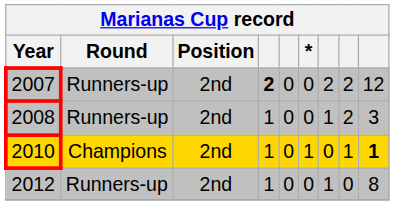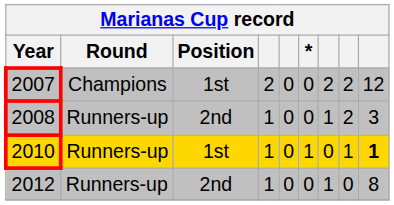(117, 84) Runners-up -> (117, 84) Champions
(216, 84) 2nd -> (216, 84) 1st
(269, 84) bold -> (269, 84) normal
(117, 151) Champions -> (117, 151) Runners-up
(216, 151) 2nd -> (216, 151) 1st
